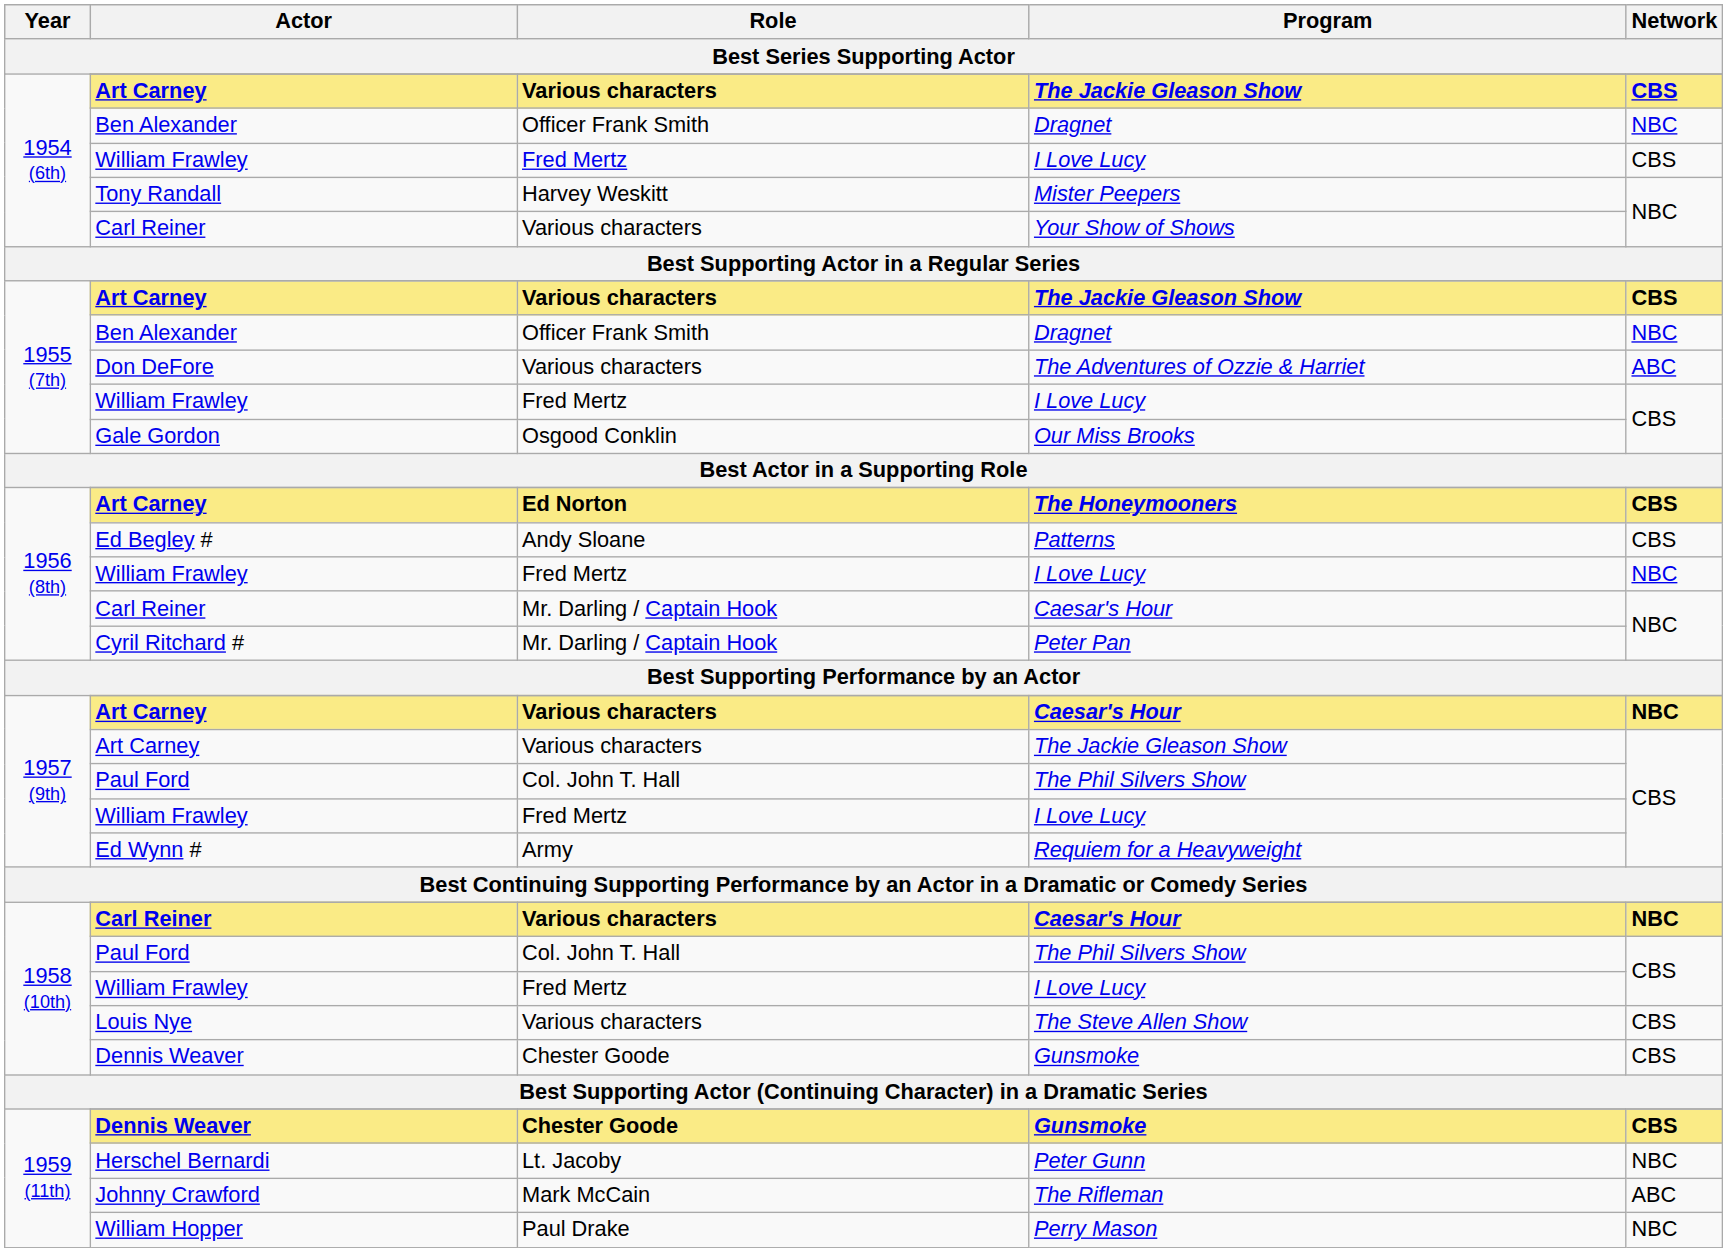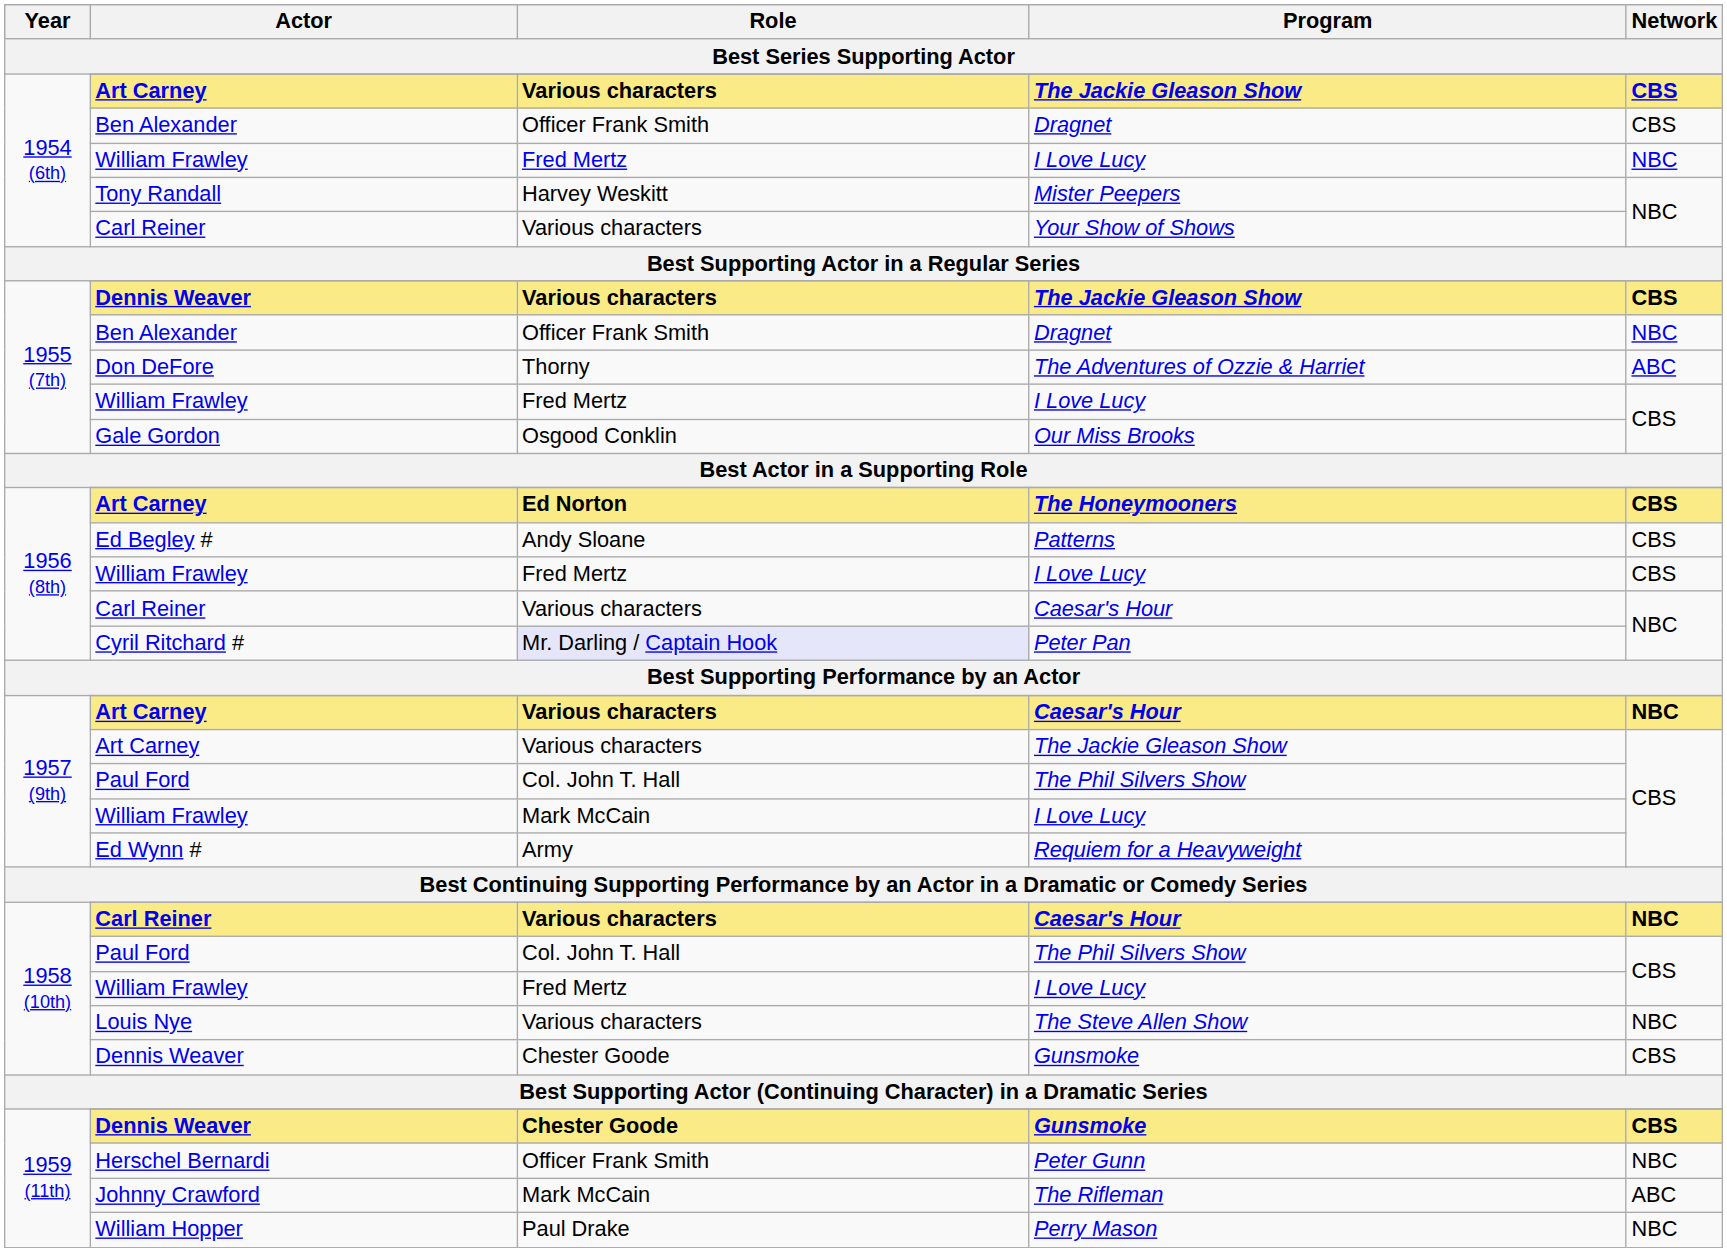(1654, 125) NBC -> (1654, 125) CBS
(1654, 159) CBS -> (1654, 159) NBC
(151, 297) Art Carney -> (173, 297) Dennis Weaver
(612, 366) Various characters -> (556, 366) Thorny
(1654, 573) NBC -> (1654, 573) CBS
(650, 608) Mr. Darling / Captain Hook -> (612, 608) Various characters
(650, 642) no background -> (650, 642) lavender background
(575, 815) Fred Mertz -> (586, 815) Mark McCain
(1654, 1022) CBS -> (1654, 1022) NBC
(572, 1160) Lt. Jacoby -> (616, 1160) Officer Frank Smith
